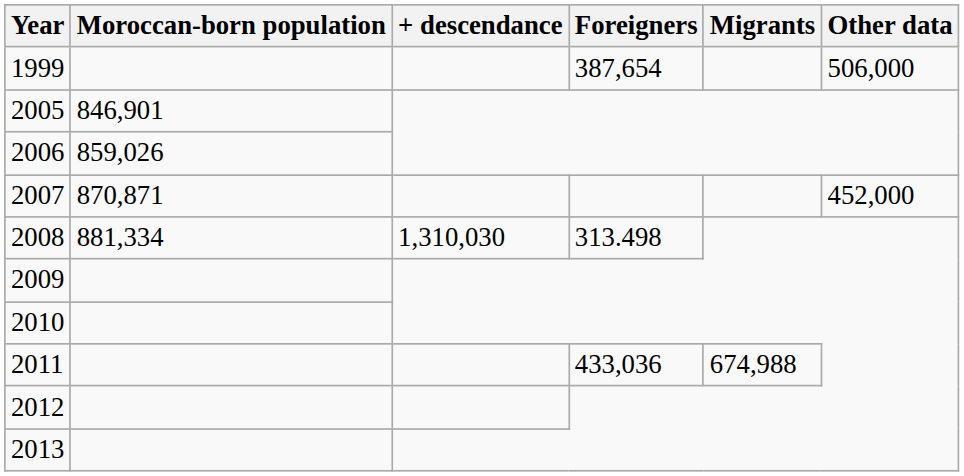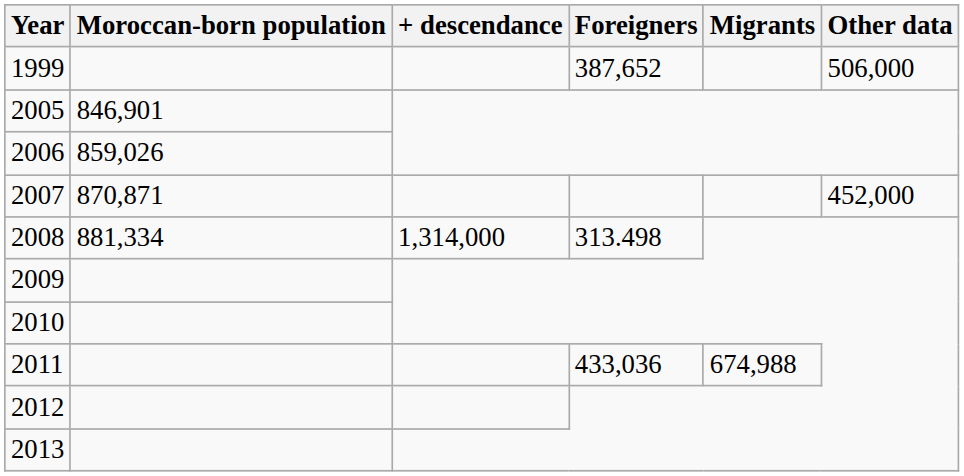(618, 68) 387,654 -> (618, 68) 387,652
(452, 237) 1,310,030 -> (452, 237) 1,314,000
